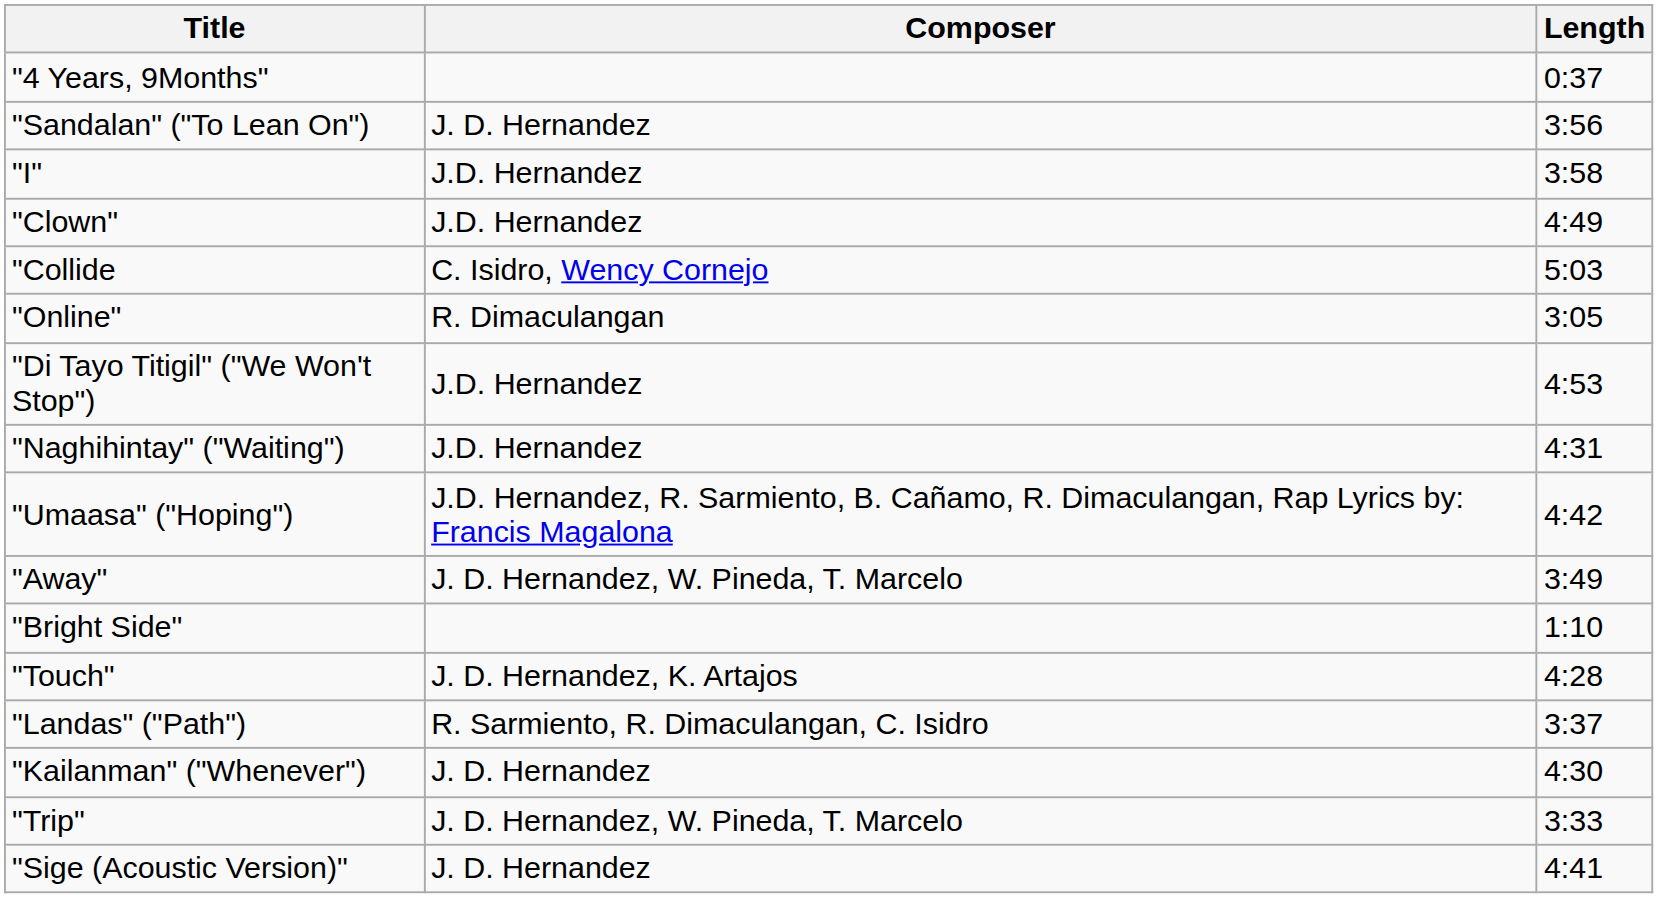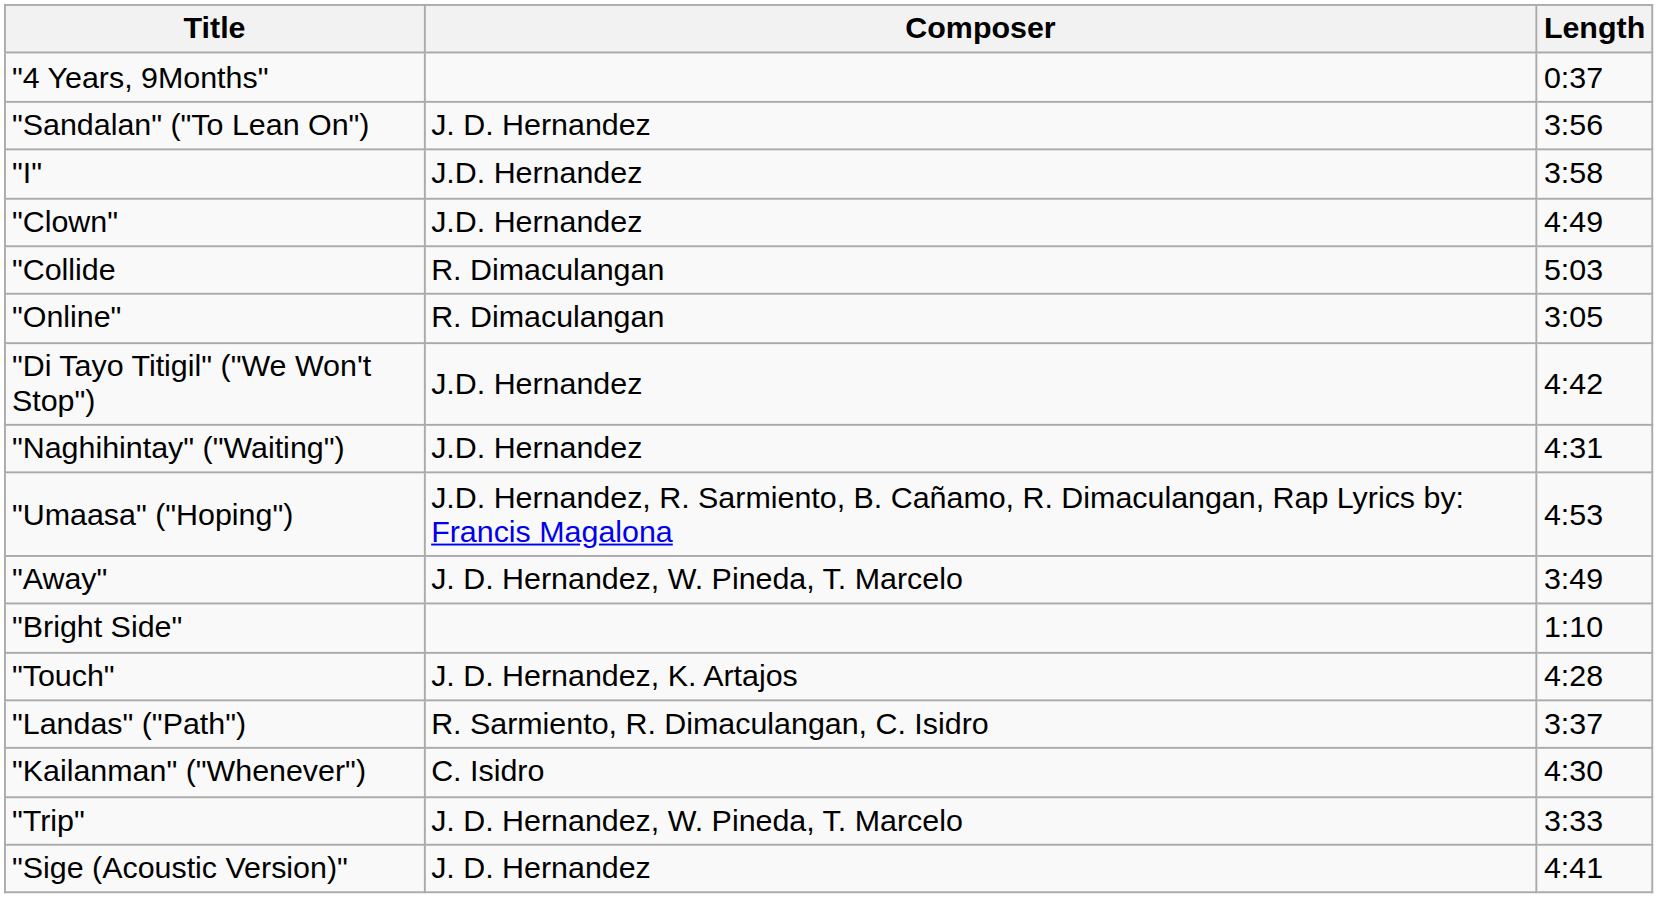(600, 269) C. Isidro, Wency Cornejo -> (548, 269) R. Dimaculangan
(1573, 383) 4:53 -> (1573, 383) 4:42
(1573, 513) 4:42 -> (1573, 513) 4:53
(541, 771) J. D. Hernandez -> (488, 771) C. Isidro
